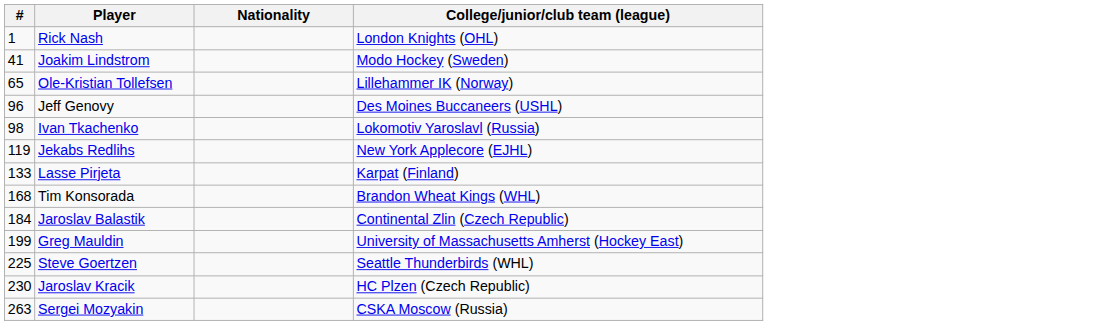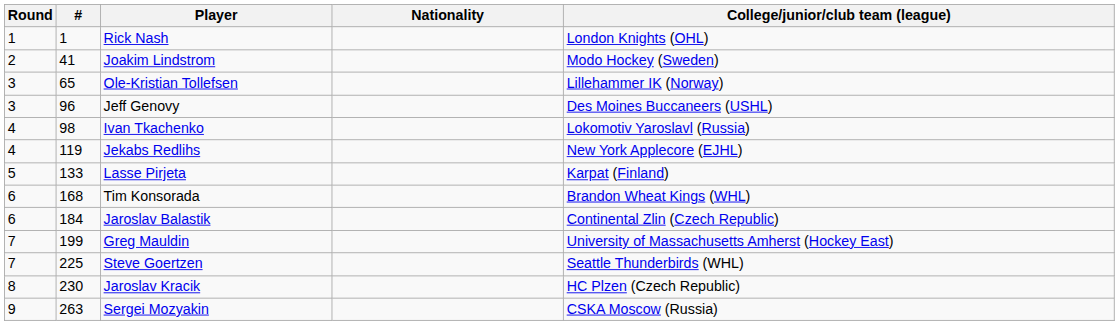+ column: (30, 15)
